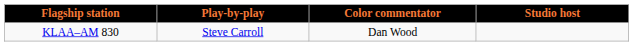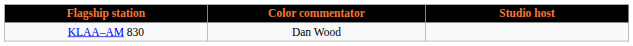- column: (233, 13)
